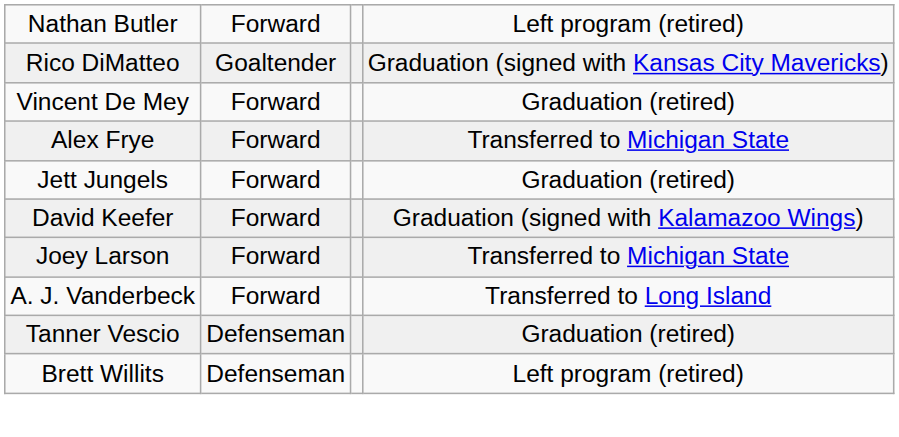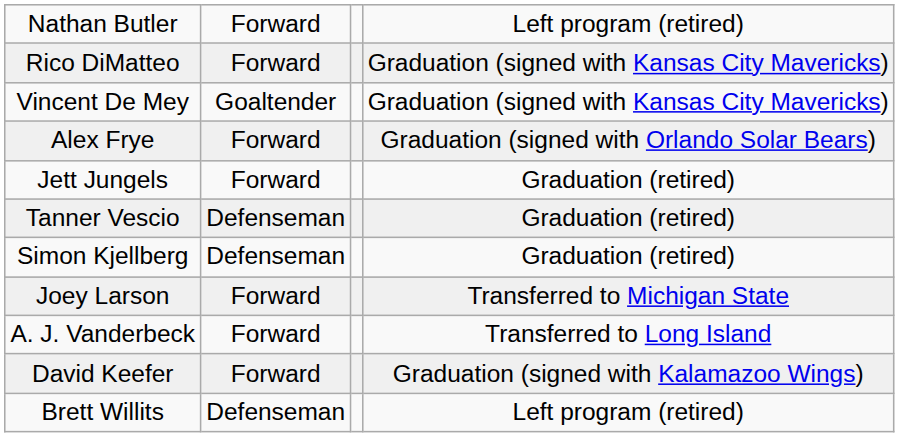(276, 62) Goaltender -> (276, 62) Forward
(276, 101) Forward -> (276, 101) Goaltender
(628, 101) Graduation (retired) -> (628, 101) Graduation (signed with Kansas City Mavericks)
(628, 140) Transferred to Michigan State -> (628, 140) Graduation (signed with Orlando Solar Bears)
rows swapped: (103, 218) <-> (103, 334)
+ row: (103, 256)
